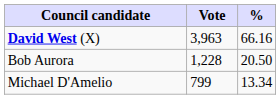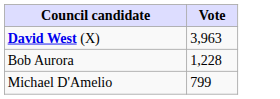- column: (257, 15)
